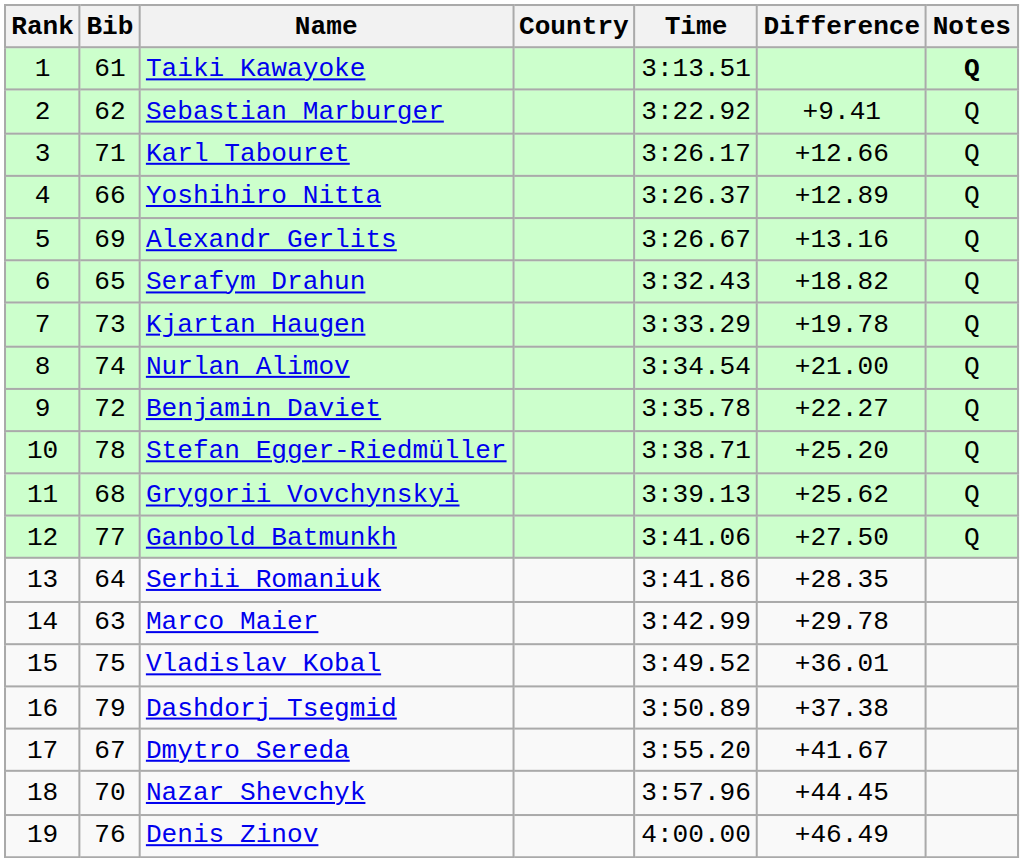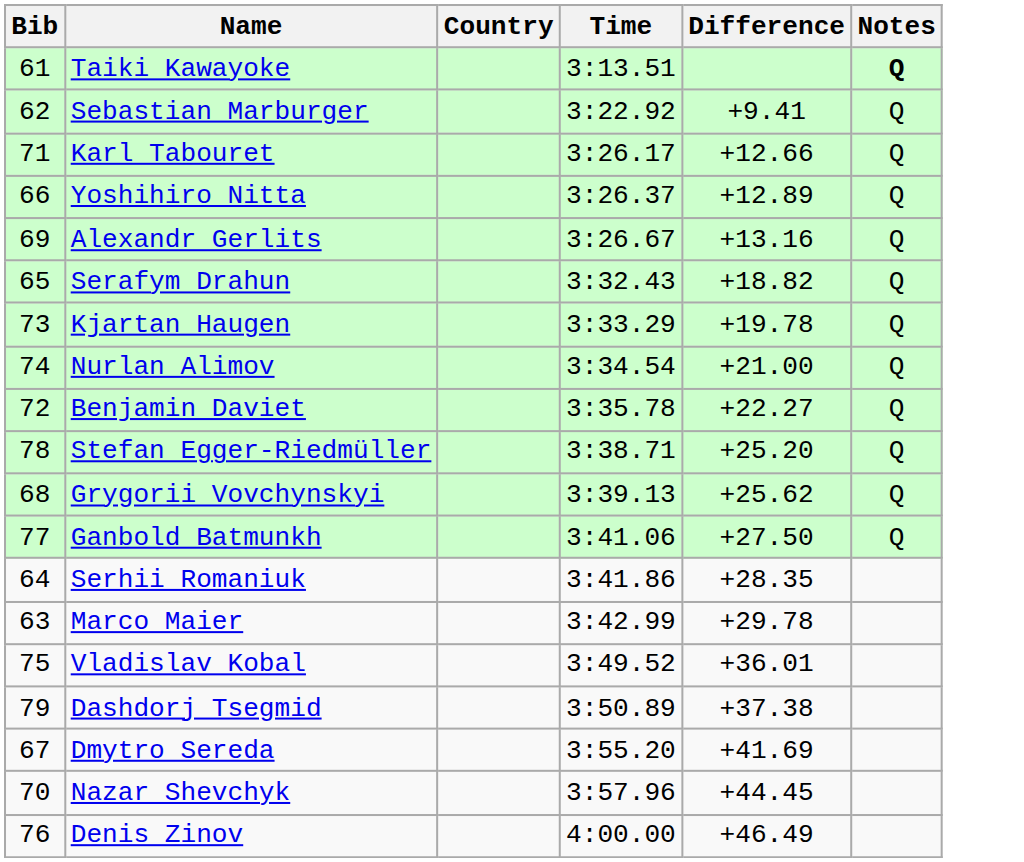- column: (43, 26)
(842, 750) +41.67 -> (767, 750) +41.69
